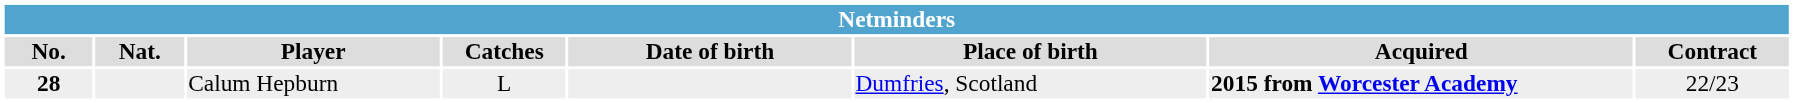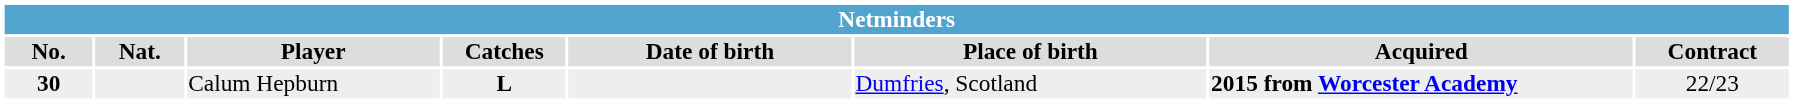(49, 83) 28 -> (49, 83) 30
(504, 83) normal -> (504, 83) bold
